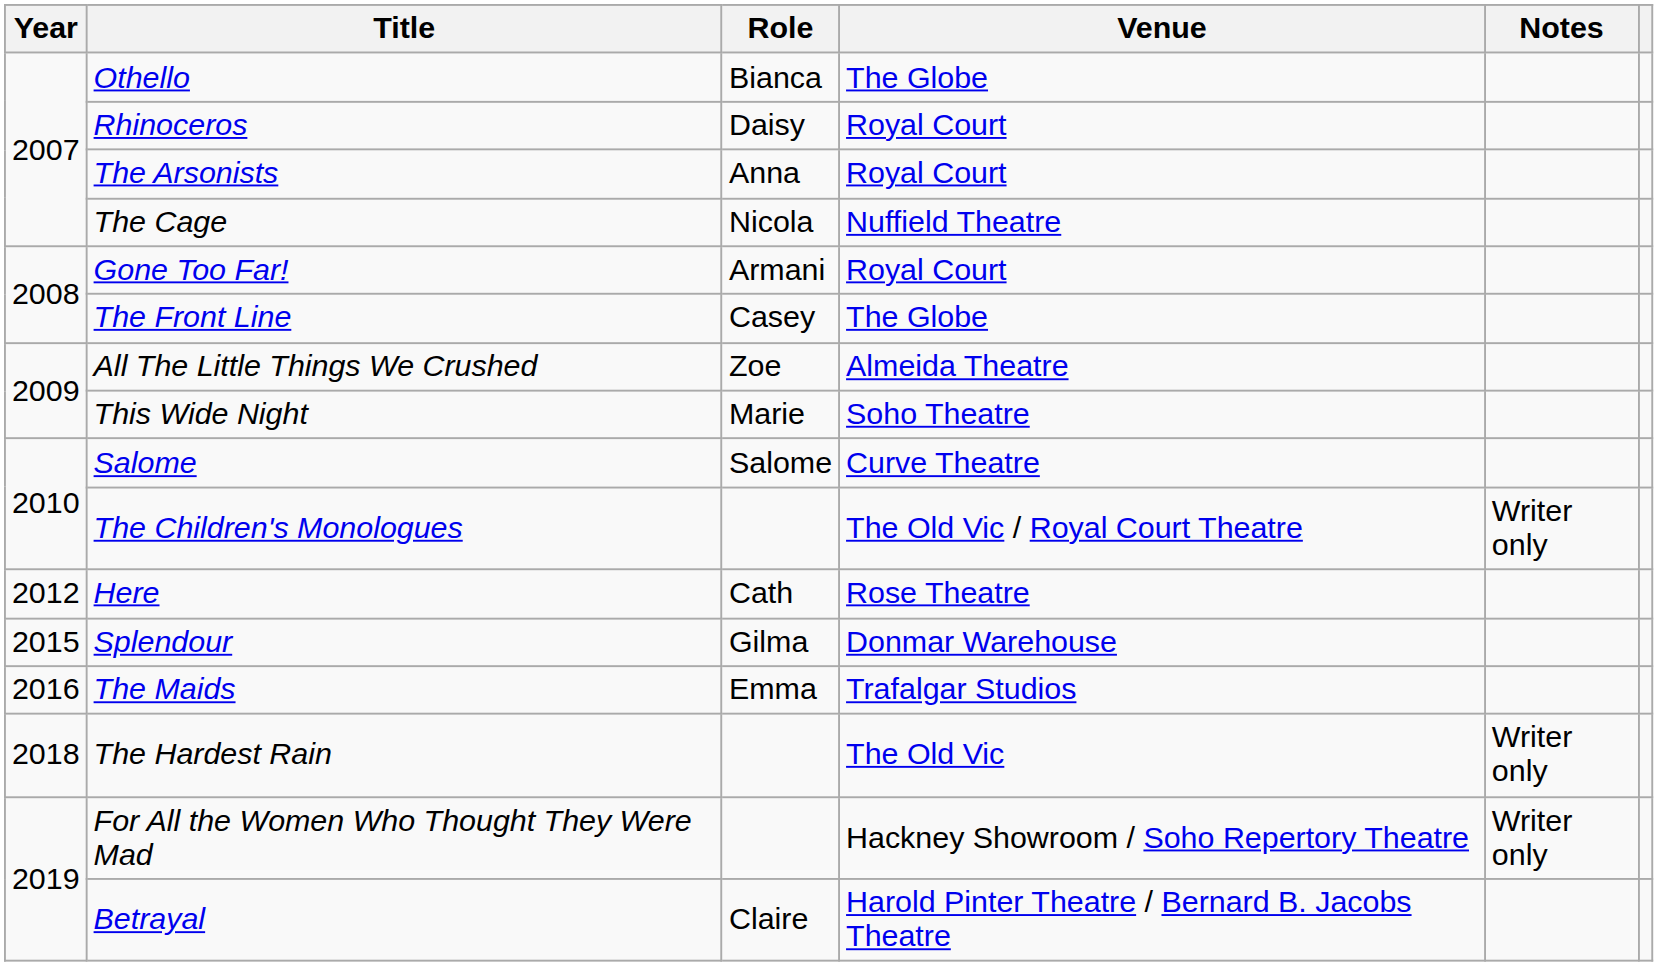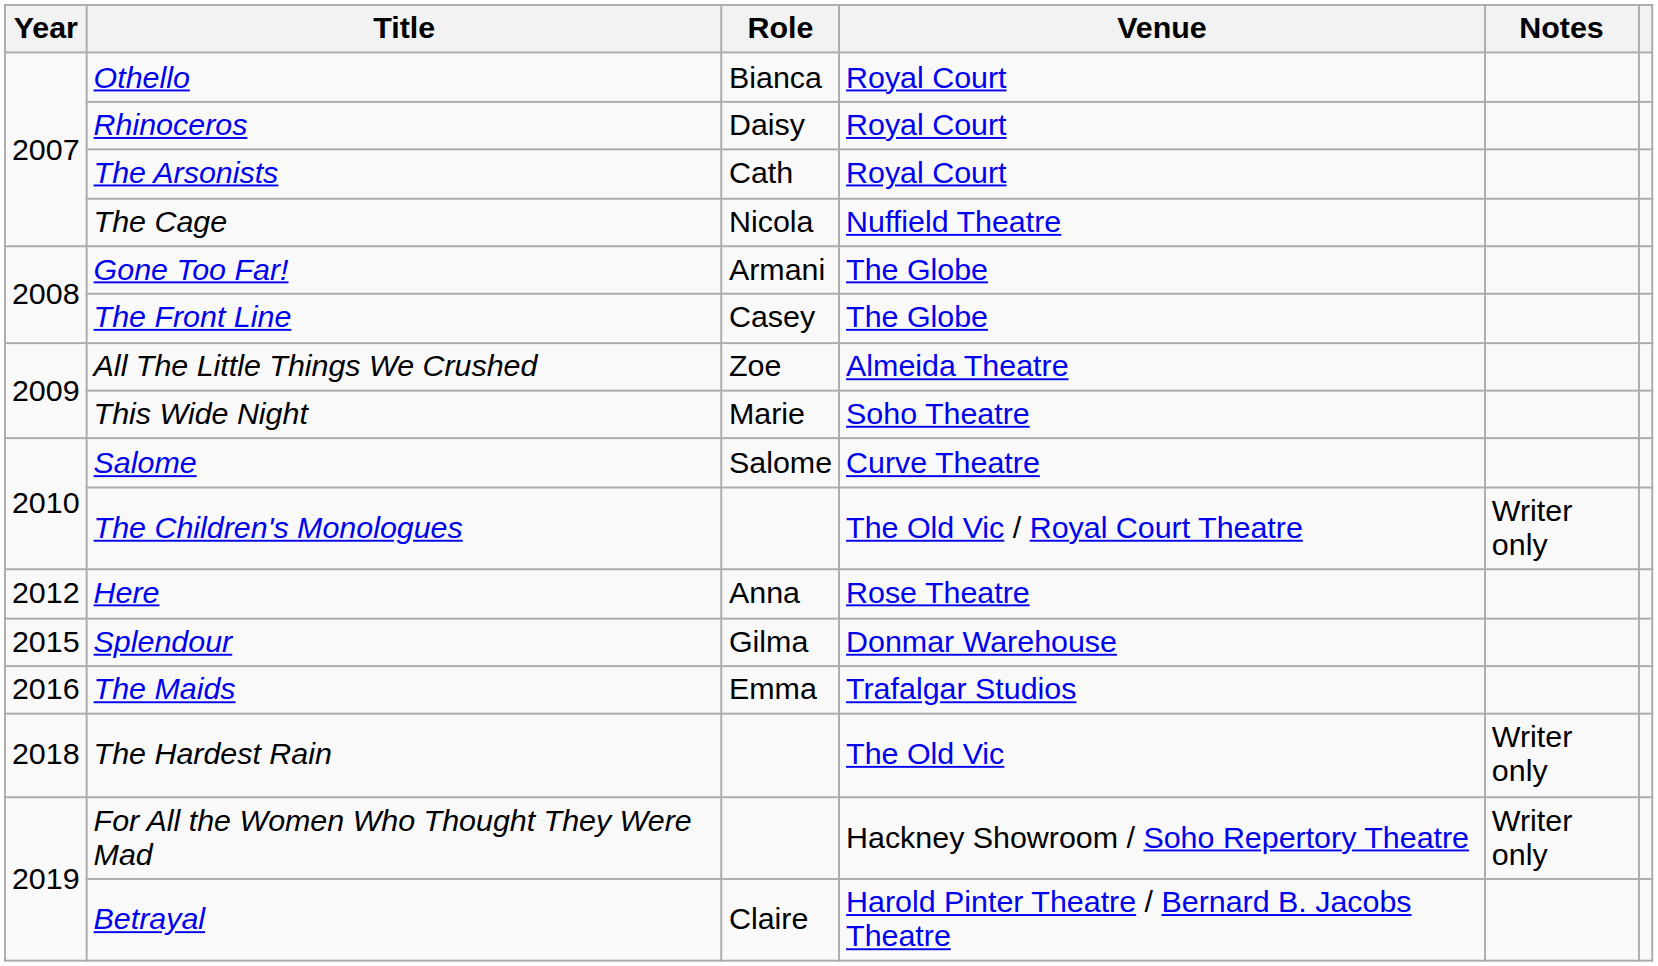(917, 76) The Globe -> (926, 76) Royal Court
(764, 173) Anna -> (761, 173) Cath
(926, 269) Royal Court -> (917, 269) The Globe
(761, 593) Cath -> (764, 593) Anna
